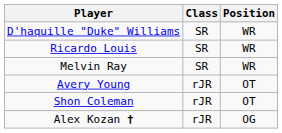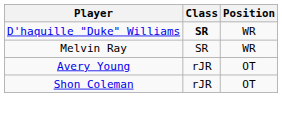(202, 31) normal -> (202, 31) bold
- row: (94, 49)
- row: (94, 119)
